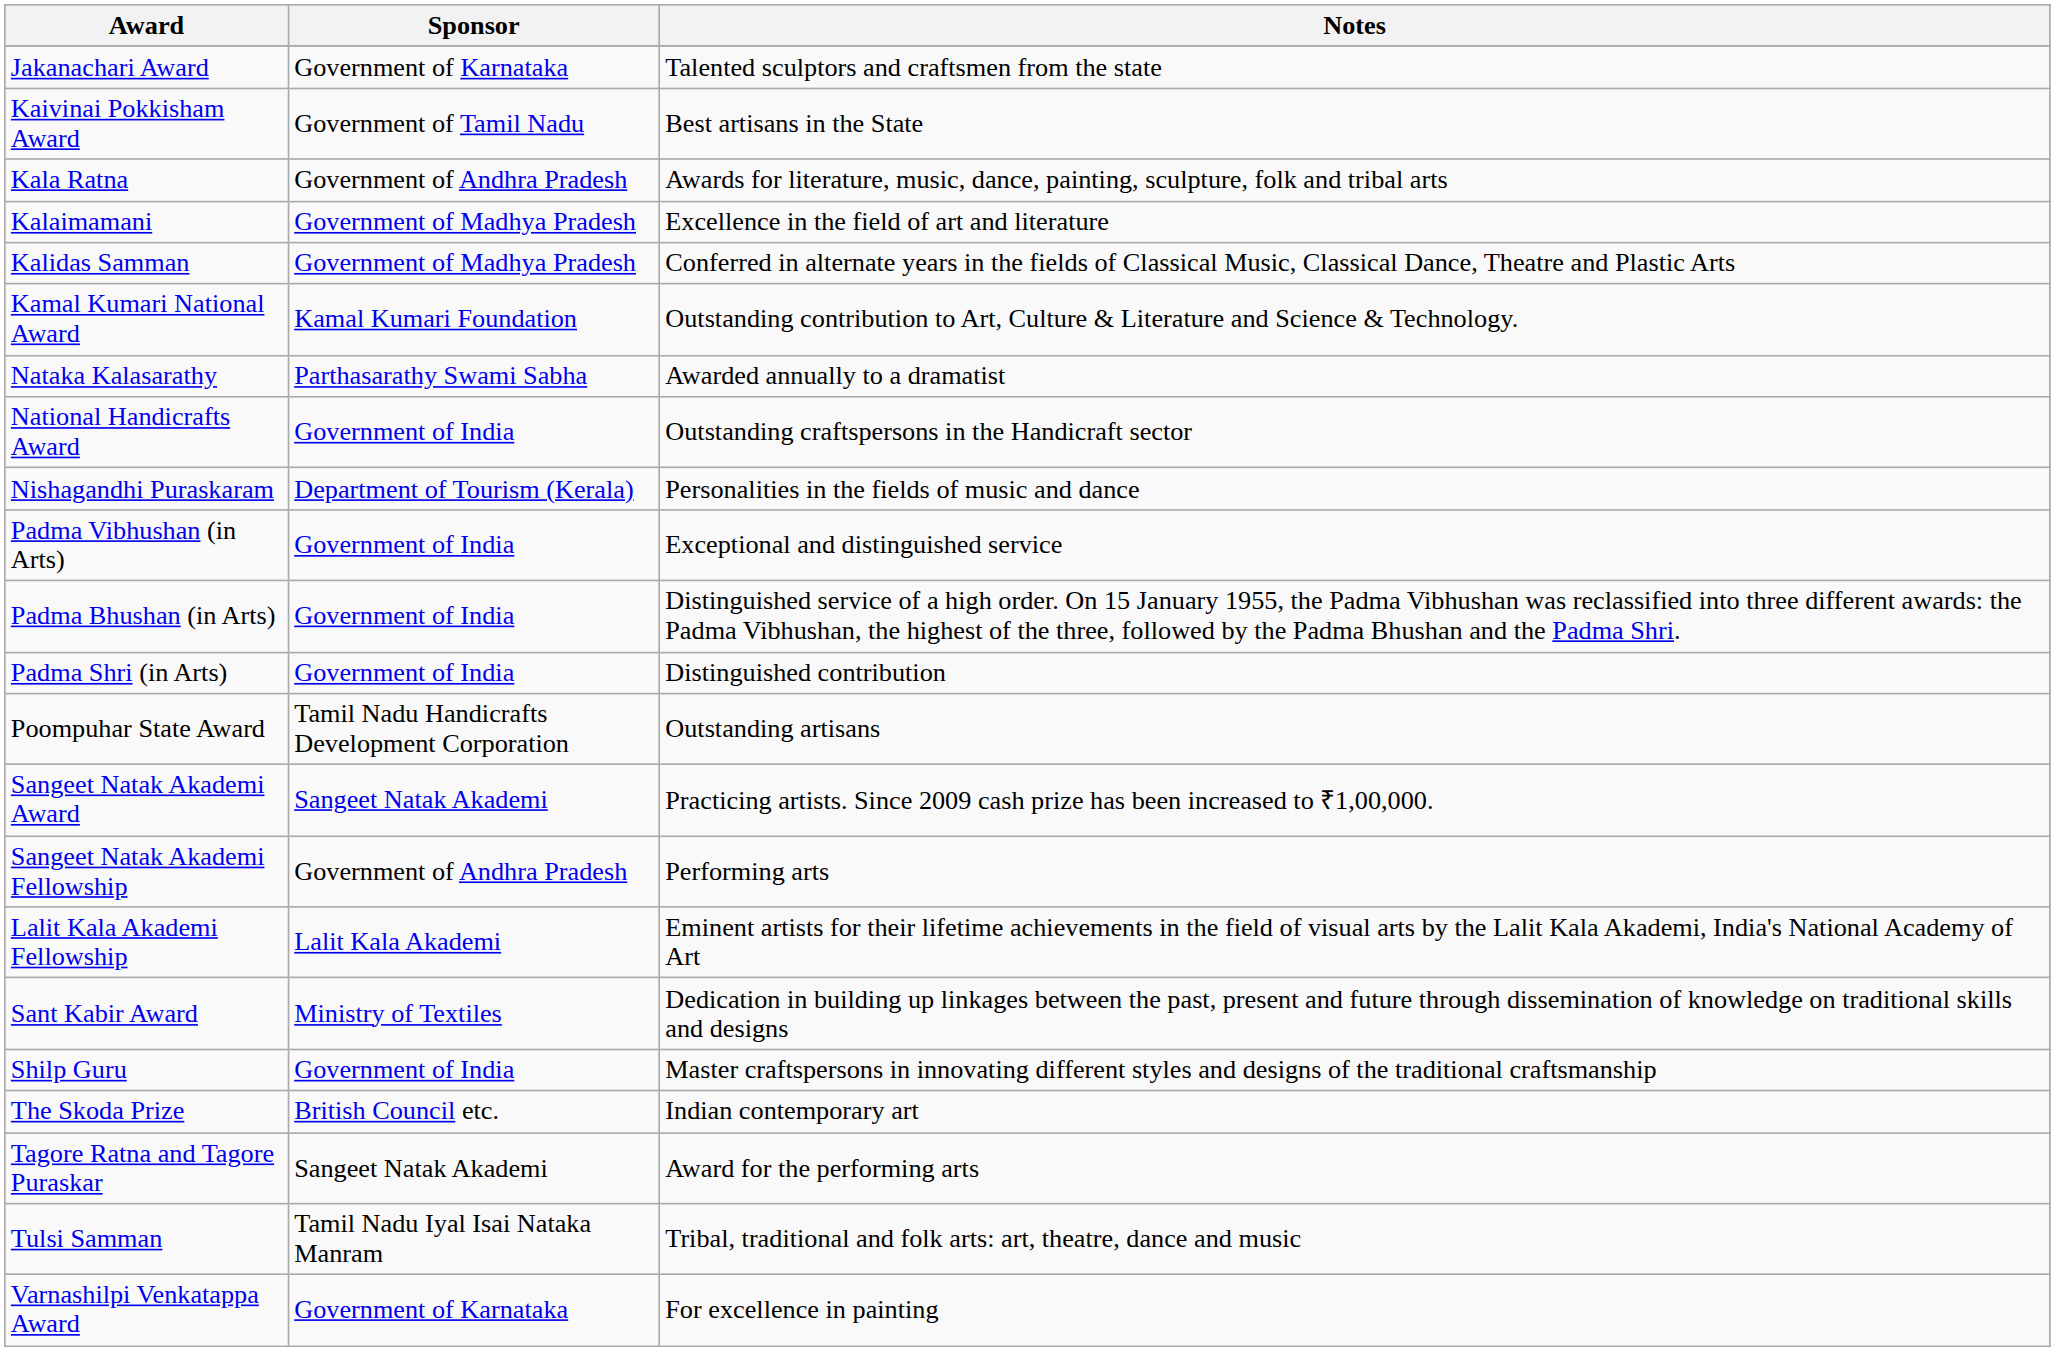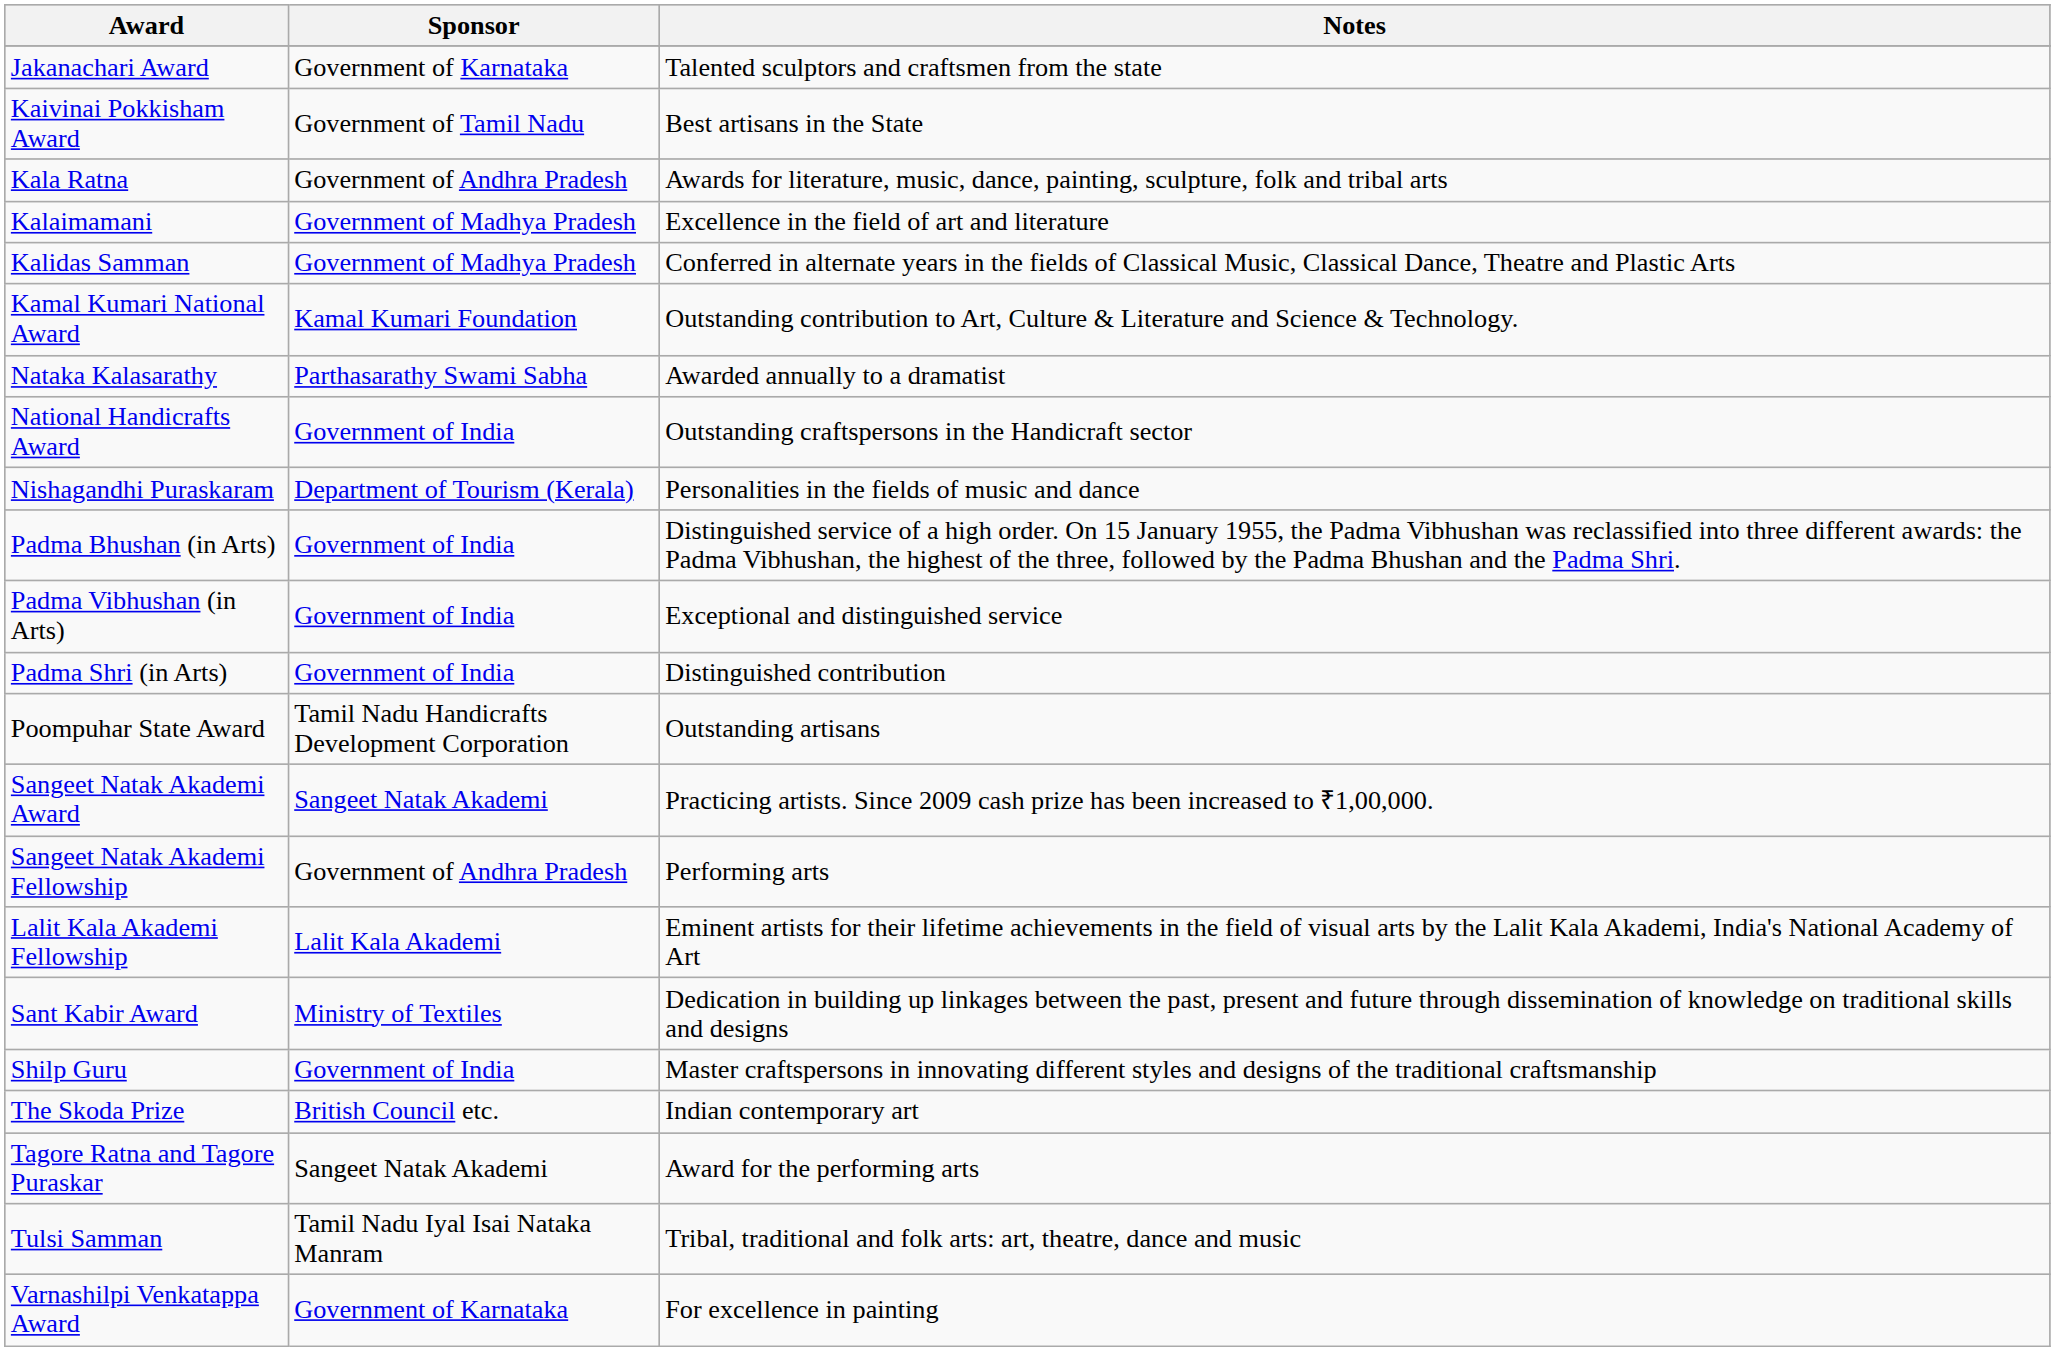rows swapped: (124, 544) <-> (143, 615)
